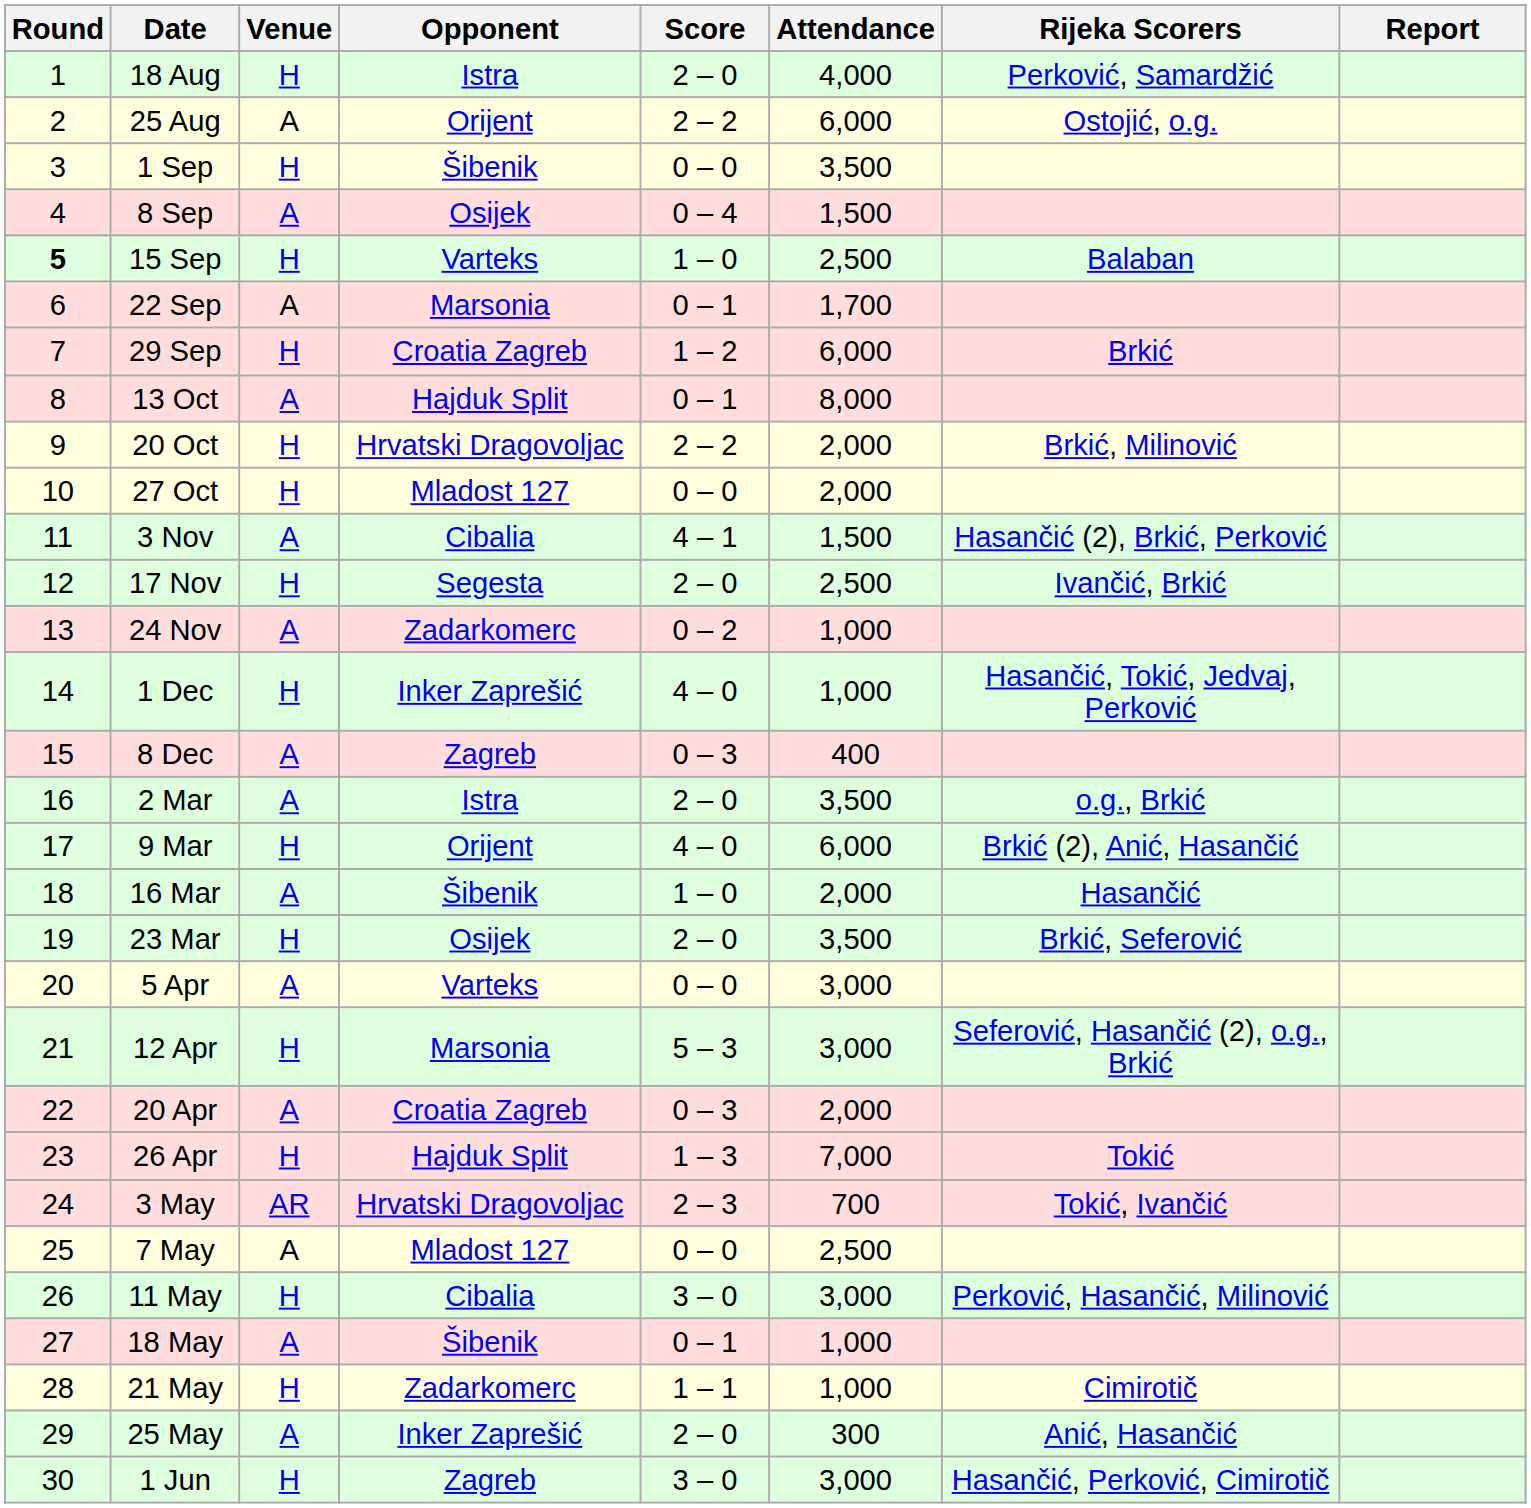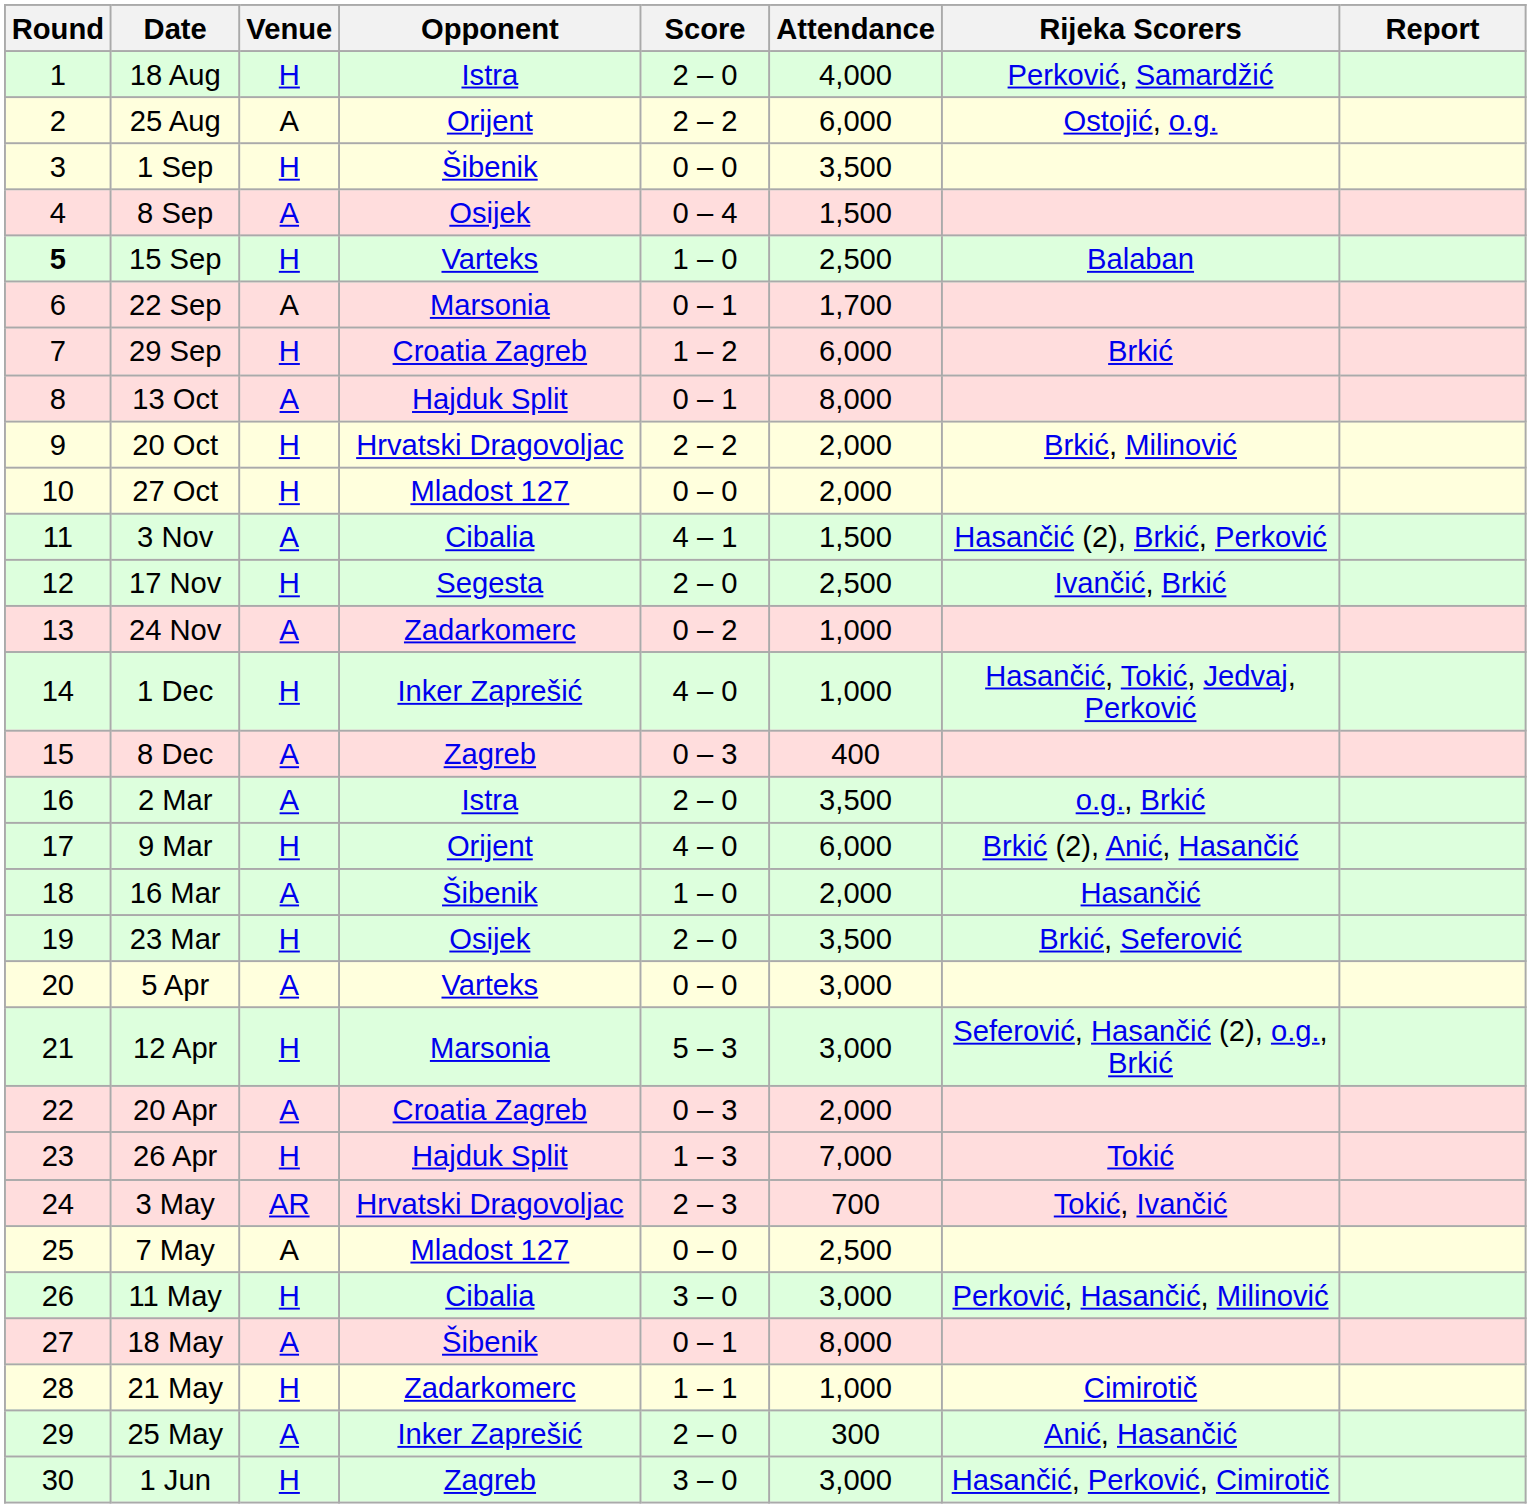(856, 1341) 1,000 -> (856, 1341) 8,000
